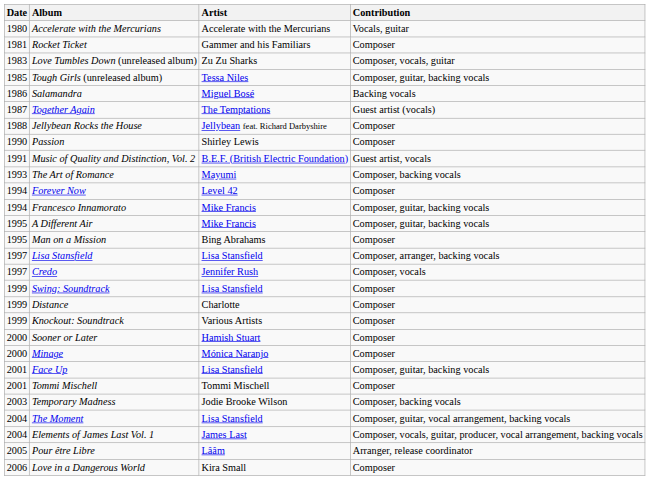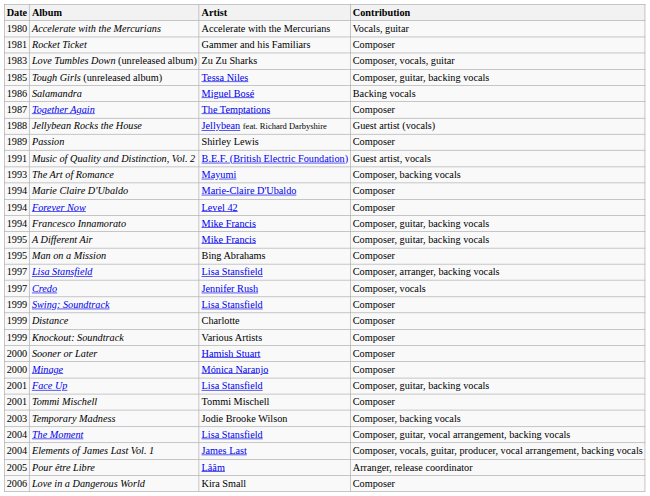(394, 110) Guest artist (vocals) -> (374, 110) Composer
(374, 126) Composer -> (394, 126) Guest artist (vocals)
(17, 142) 1990 -> (17, 142) 1989
+ row: (80, 191)
